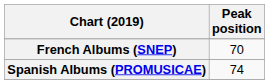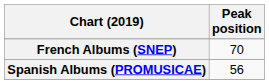(237, 69) 74 -> (237, 69) 56
